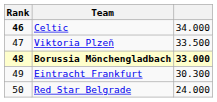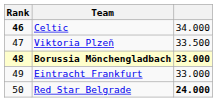(193, 74) 30.300 -> (193, 74) 33.000
(193, 89) normal -> (193, 89) bold
